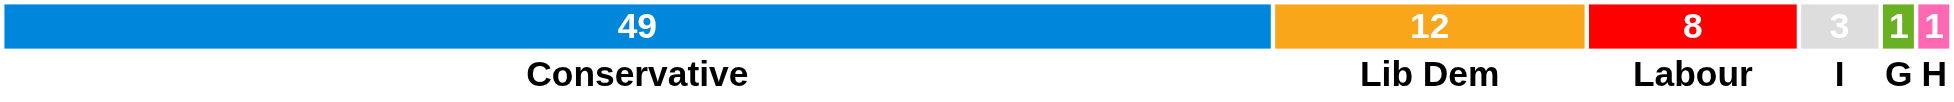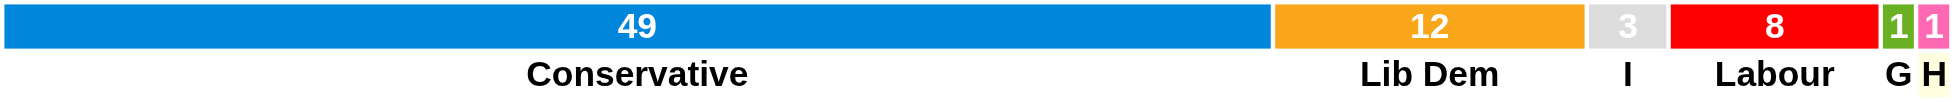columns swapped: (1693, 25) <-> (1840, 25)
(1934, 74) no background -> (1934, 74) lightyellow background
